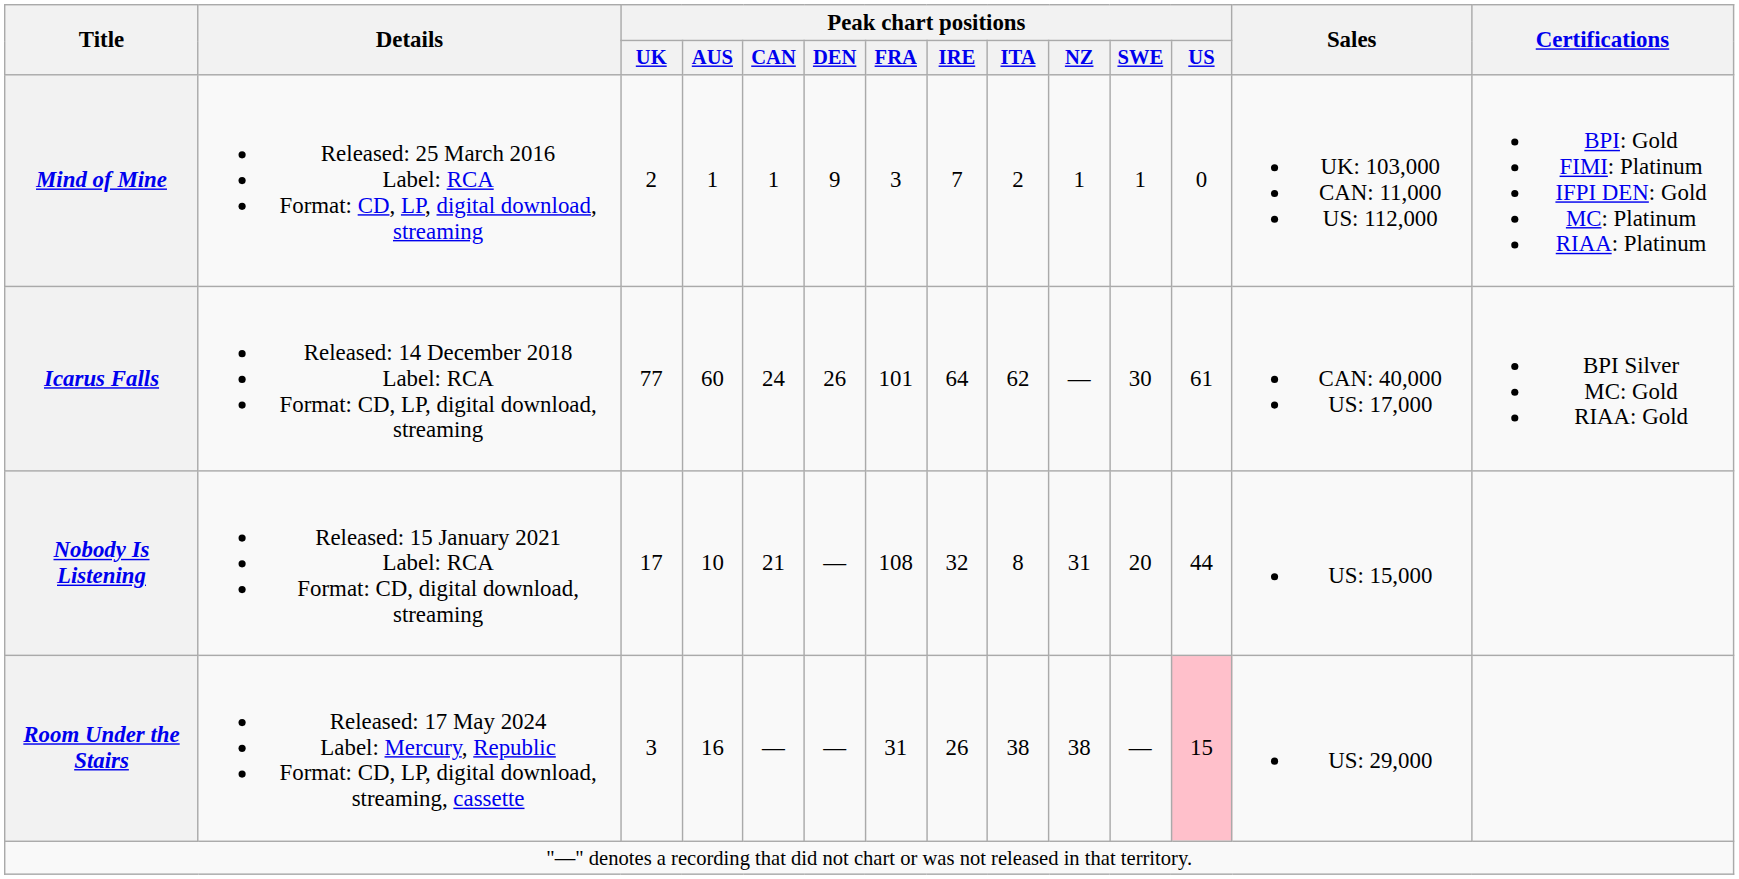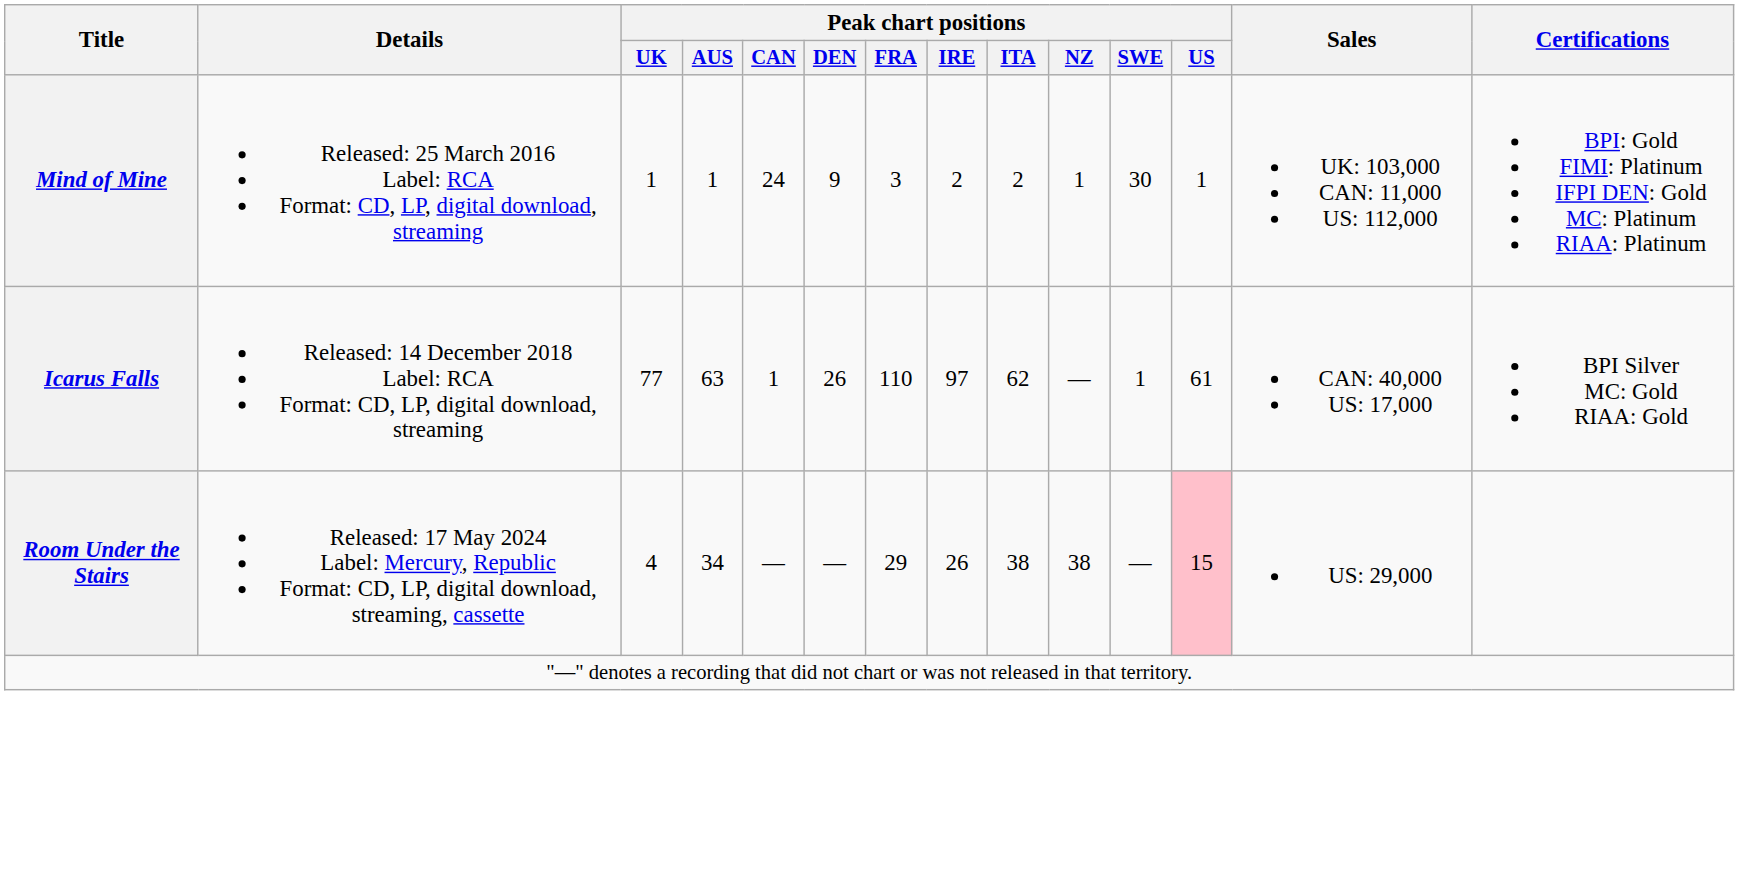(651, 180) 2 -> (651, 180) 1
(774, 180) 1 -> (774, 180) 24
(957, 180) 7 -> (957, 180) 2
(1140, 180) 1 -> (1140, 180) 30
(1201, 180) 0 -> (1201, 180) 1
(712, 377) 60 -> (712, 377) 63
(774, 377) 24 -> (774, 377) 1
(896, 377) 101 -> (896, 377) 110
(957, 377) 64 -> (957, 377) 97
(1140, 377) 30 -> (1140, 377) 1
- row: (101, 563)
(651, 748) 3 -> (651, 563) 4
(712, 748) 16 -> (712, 563) 34
(896, 748) 31 -> (896, 563) 29
